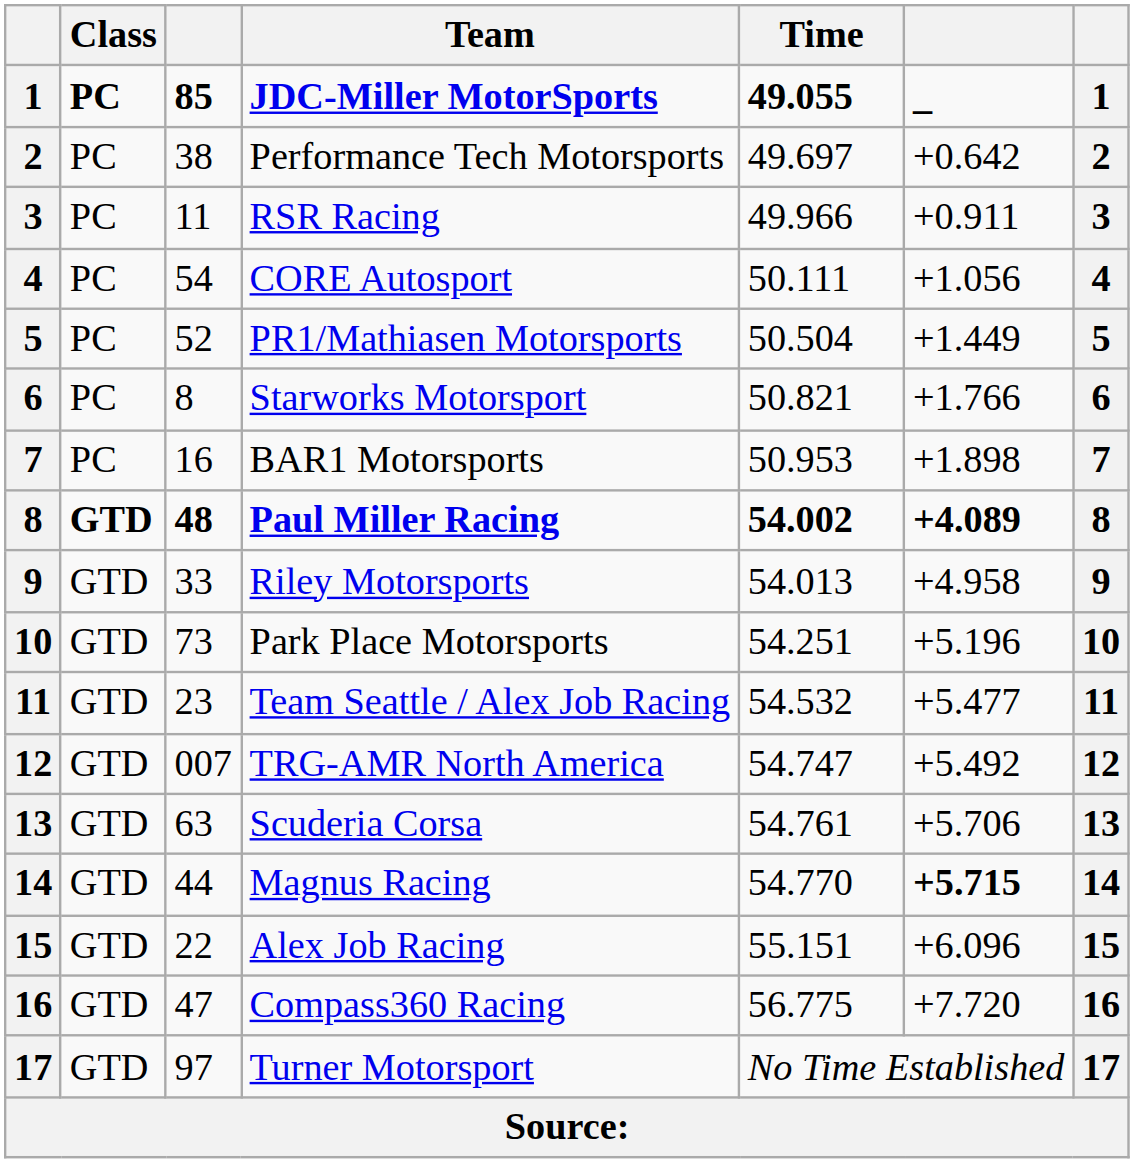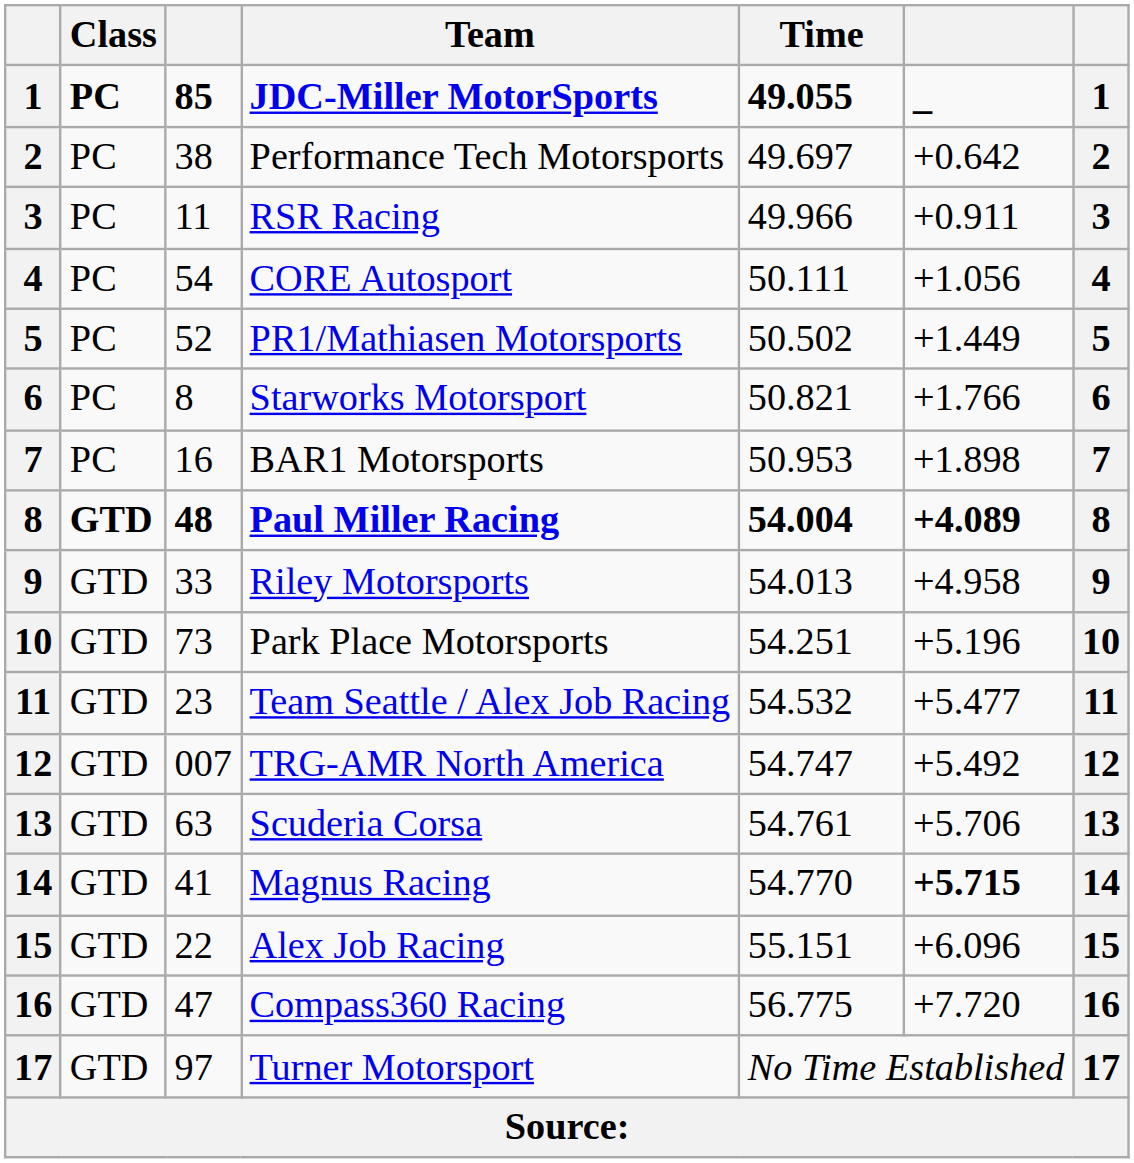(800, 338) 50.504 -> (800, 338) 50.502
(800, 519) 54.002 -> (800, 519) 54.004
(194, 883) 44 -> (194, 883) 41
